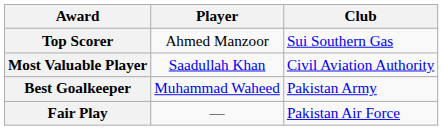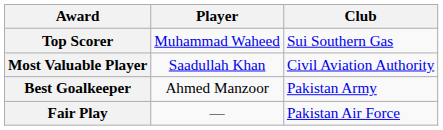(217, 40) Ahmed Manzoor -> (217, 40) Muhammad Waheed
(217, 88) Muhammad Waheed -> (217, 88) Ahmed Manzoor
